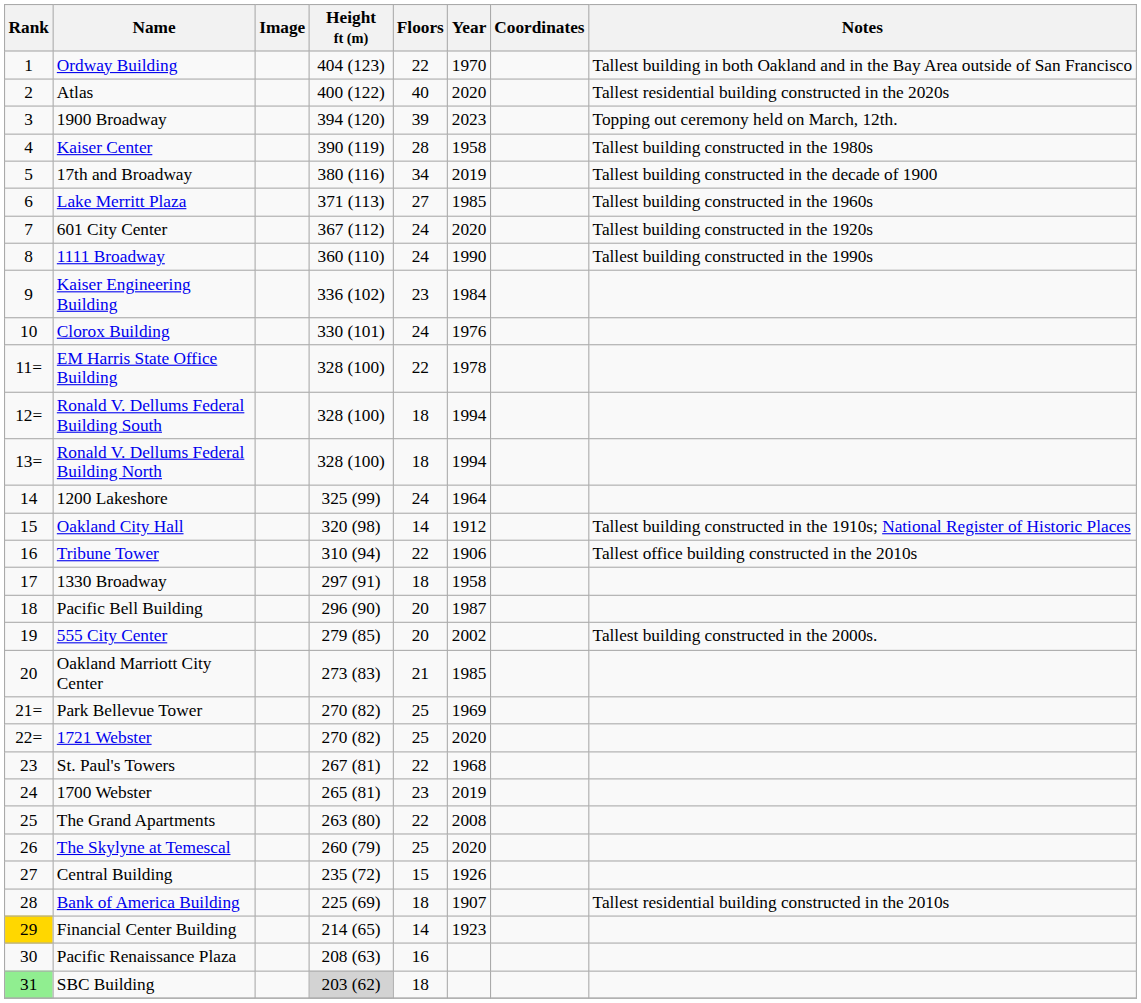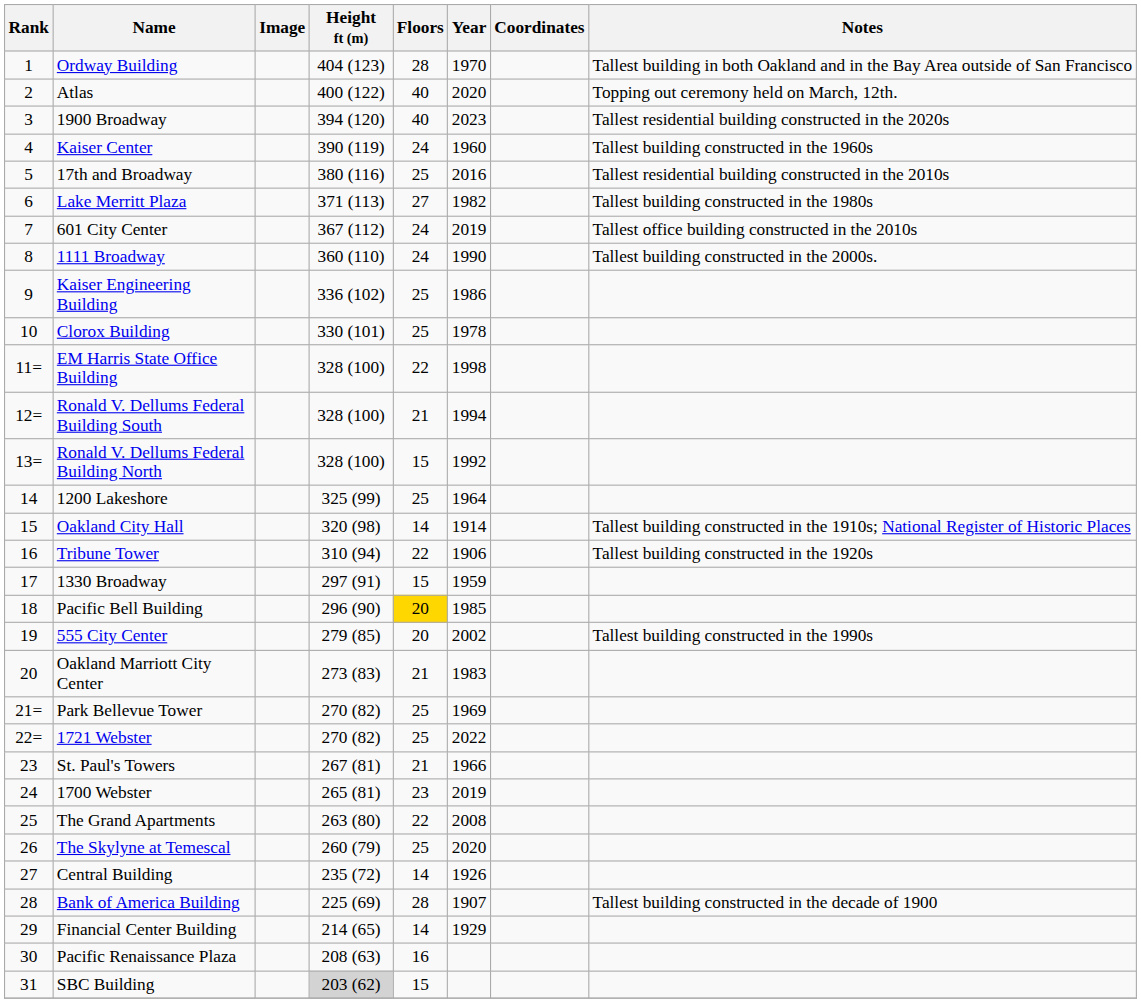(420, 65) 22 -> (420, 65) 28
(771, 92) Tallest residential building constructed in the 2020s -> (745, 92) Topping out ceremony held on March, 12th.
(420, 119) 39 -> (420, 119) 40
(745, 119) Topping out ceremony held on March, 12th. -> (771, 119) Tallest residential building constructed in the 2020s
(420, 147) 28 -> (420, 147) 24
(469, 147) 1958 -> (469, 147) 1960
(733, 147) Tallest building constructed in the 1980s -> (733, 147) Tallest building constructed in the 1960s
(420, 174) 34 -> (420, 174) 25
(469, 174) 2019 -> (469, 174) 2016
(765, 174) Tallest building constructed in the decade of 1900 -> (771, 174) Tallest residential building constructed in the 2010s
(469, 202) 1985 -> (469, 202) 1982
(733, 202) Tallest building constructed in the 1960s -> (733, 202) Tallest building constructed in the 1980s
(469, 229) 2020 -> (469, 229) 2019
(733, 229) Tallest building constructed in the 1920s -> (755, 229) Tallest office building constructed in the 2010s
(733, 256) Tallest building constructed in the 1990s -> (735, 256) Tallest building constructed in the 2000s.
(420, 294) 23 -> (420, 294) 25
(469, 294) 1984 -> (469, 294) 1986
(420, 331) 24 -> (420, 331) 25
(469, 331) 1976 -> (469, 331) 1978
(469, 368) 1978 -> (469, 368) 1998
(420, 415) 18 -> (420, 415) 21
(420, 461) 18 -> (420, 461) 15
(469, 461) 1994 -> (469, 461) 1992
(420, 499) 24 -> (420, 499) 25
(469, 526) 1912 -> (469, 526) 1914
(755, 553) Tallest office building constructed in the 2010s -> (733, 553) Tallest building constructed in the 1920s
(420, 581) 18 -> (420, 581) 15
(469, 581) 1958 -> (469, 581) 1959
(420, 608) no background -> (420, 608) gold background
(469, 608) 1987 -> (469, 608) 1985
(735, 636) Tallest building constructed in the 2000s. -> (733, 636) Tallest building constructed in the 1990s
(469, 673) 1985 -> (469, 673) 1983
(469, 737) 2020 -> (469, 737) 2022
(420, 765) 22 -> (420, 765) 21
(469, 765) 1968 -> (469, 765) 1966
(420, 874) 15 -> (420, 874) 14
(420, 902) 18 -> (420, 902) 28
(771, 902) Tallest residential building constructed in the 2010s -> (765, 902) Tallest building constructed in the decade of 1900
(29, 929) gold background -> (29, 929) no background
(469, 929) 1923 -> (469, 929) 1929
(29, 984) lightgreen background -> (29, 984) no background
(420, 984) 18 -> (420, 984) 15
